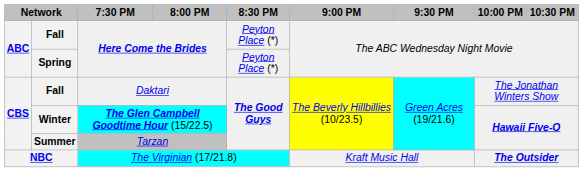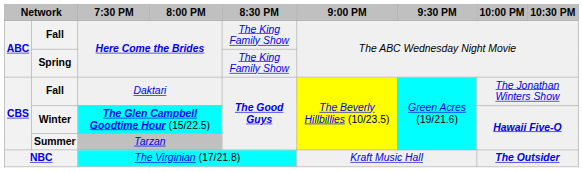(258, 35) Peyton Place (*) -> (259, 35) The King Family Show
(258, 63) Peyton Place (*) -> (259, 63) The King Family Show
